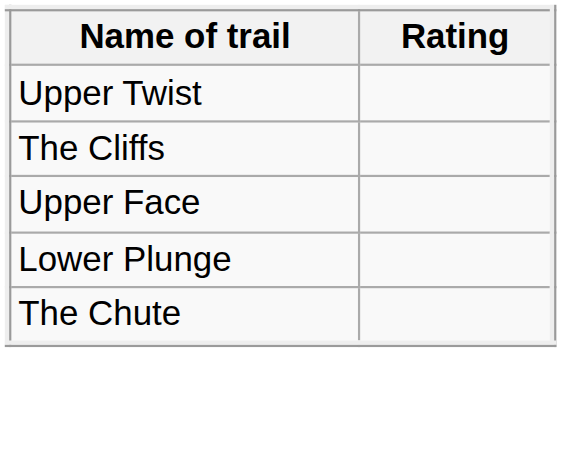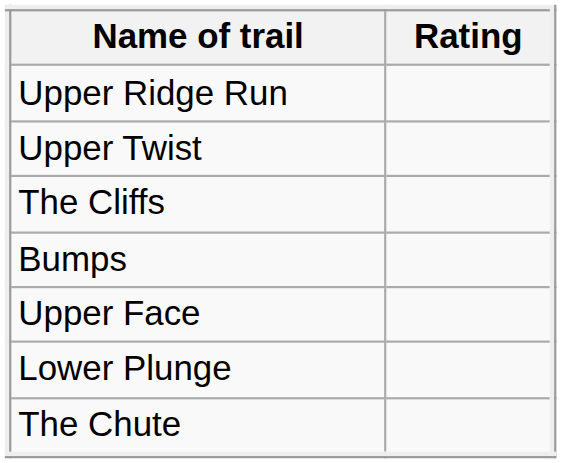+ row: (153, 92)
+ row: (73, 258)
